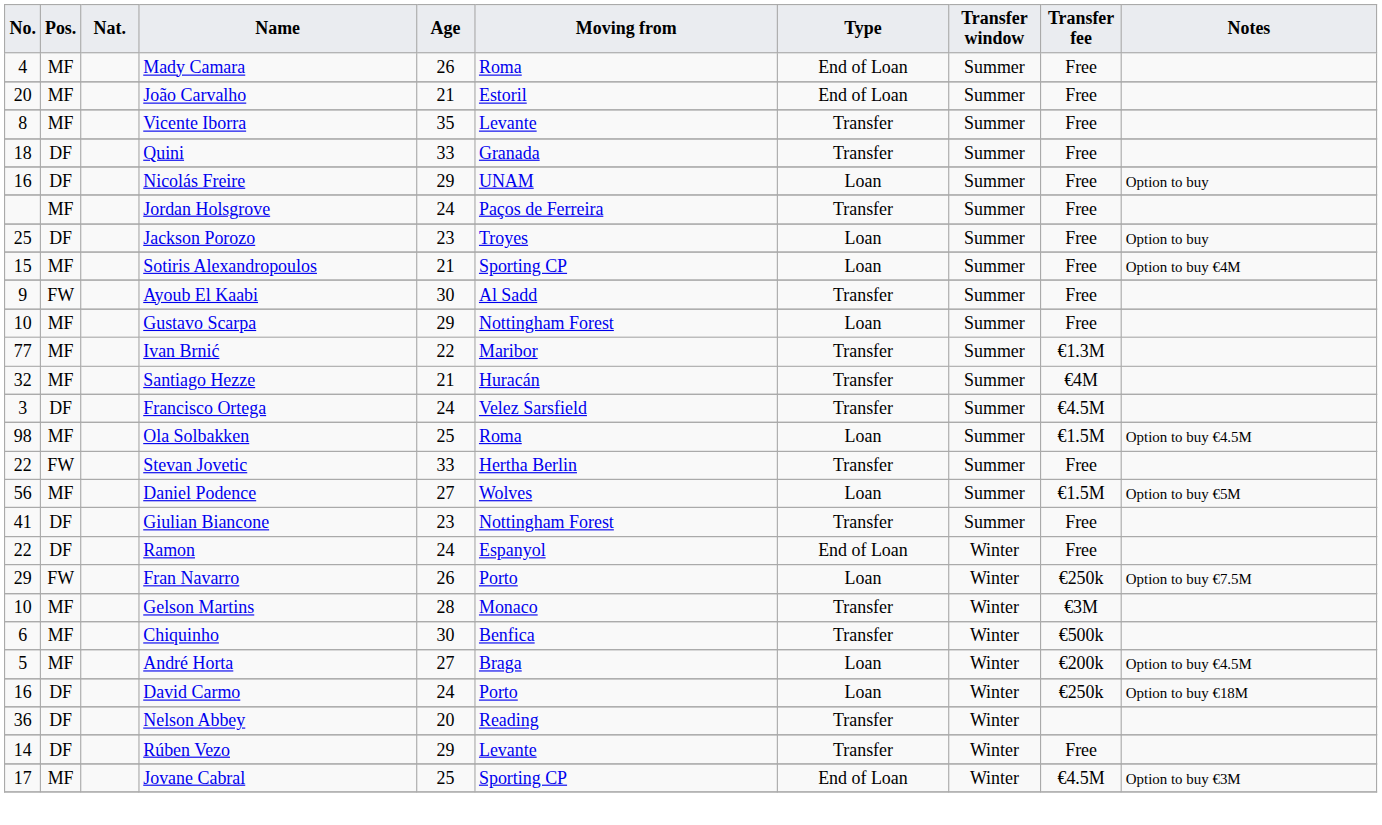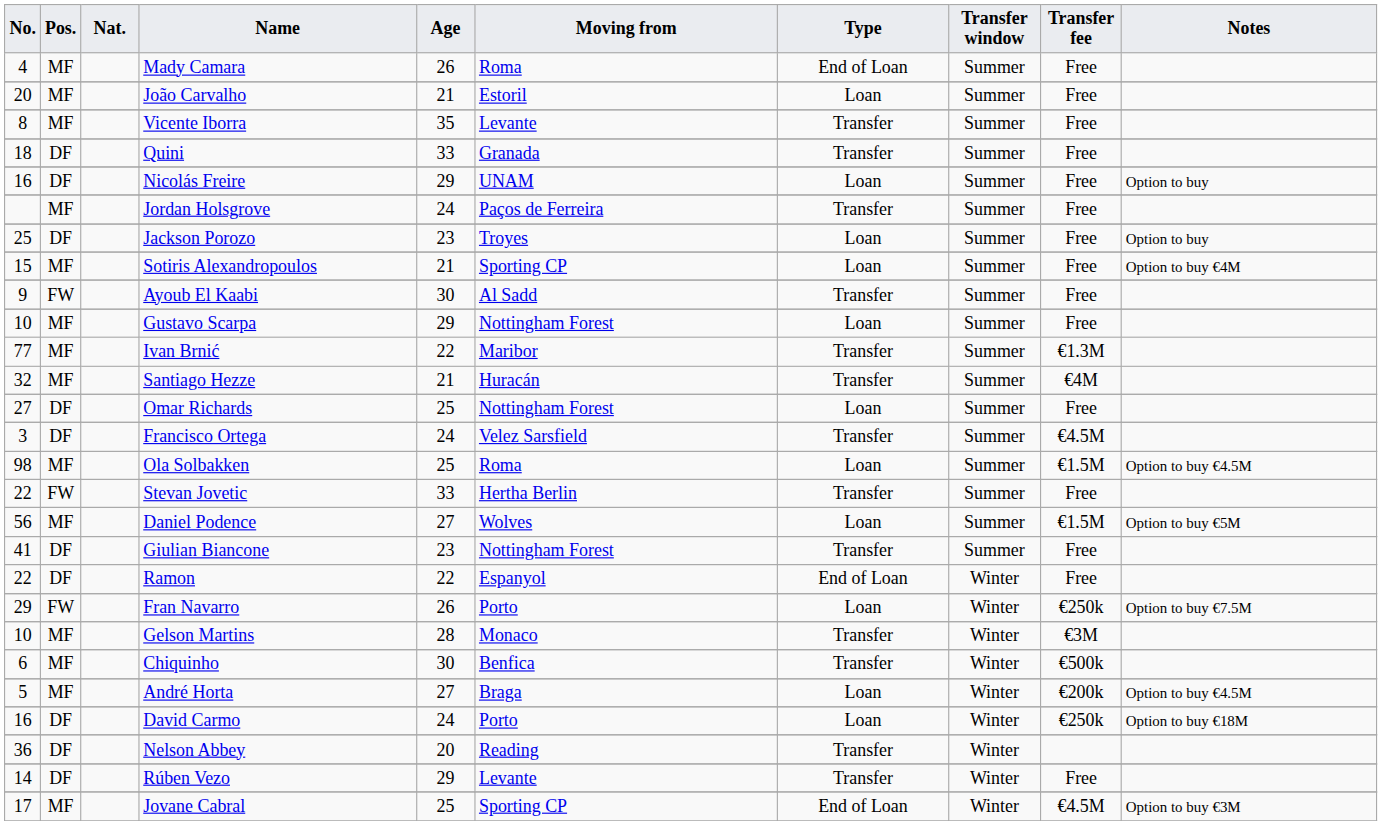(863, 95) End of Loan -> (863, 95) Loan
+ row: (198, 408)
(445, 550) 24 -> (445, 578) 22
